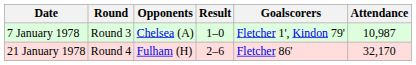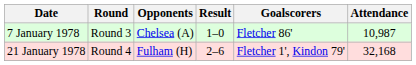(291, 32) Fletcher 1', Kindon 79' -> (265, 32) Fletcher 86'
(265, 51) Fletcher 86' -> (291, 51) Fletcher 1', Kindon 79'
(379, 51) 32,170 -> (379, 51) 32,168
